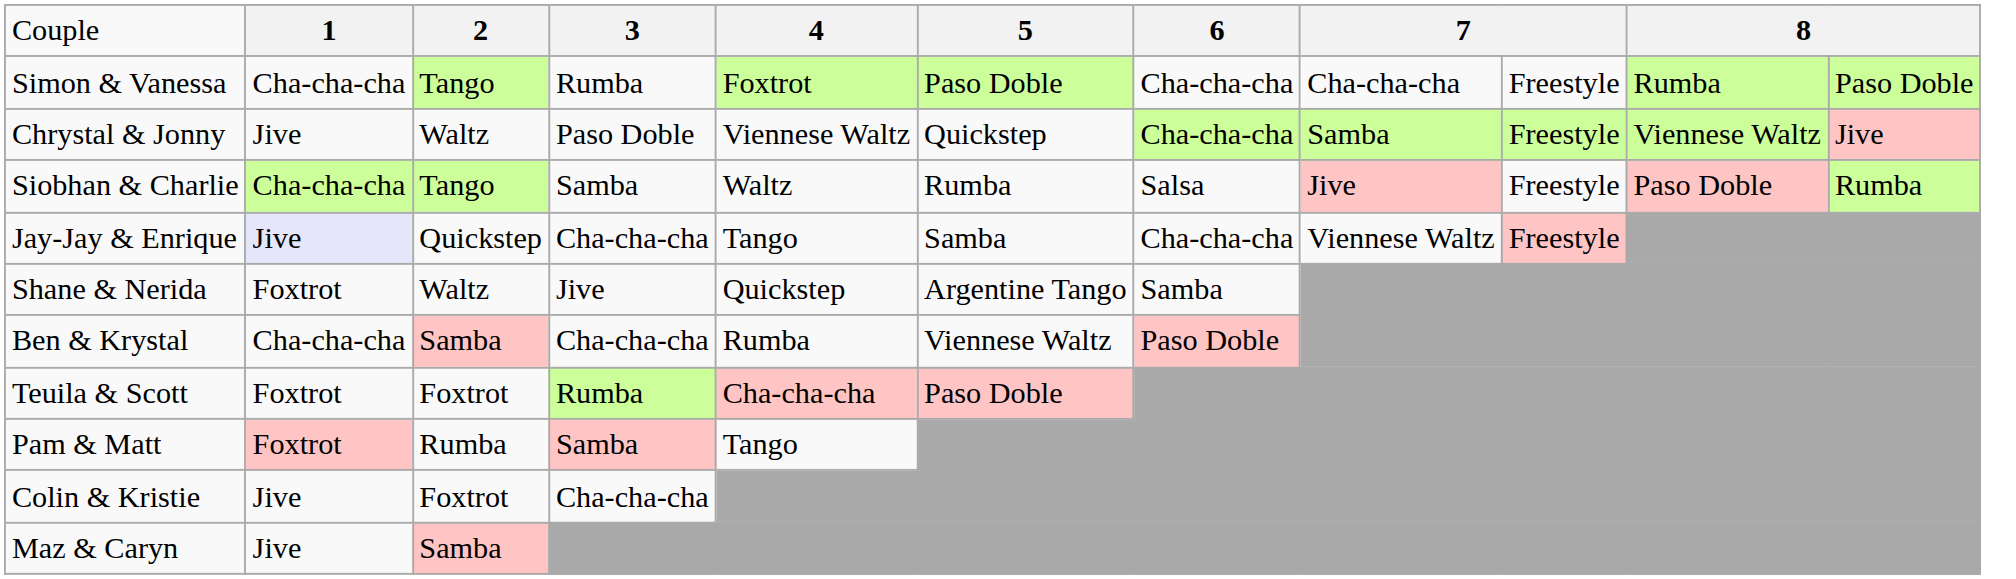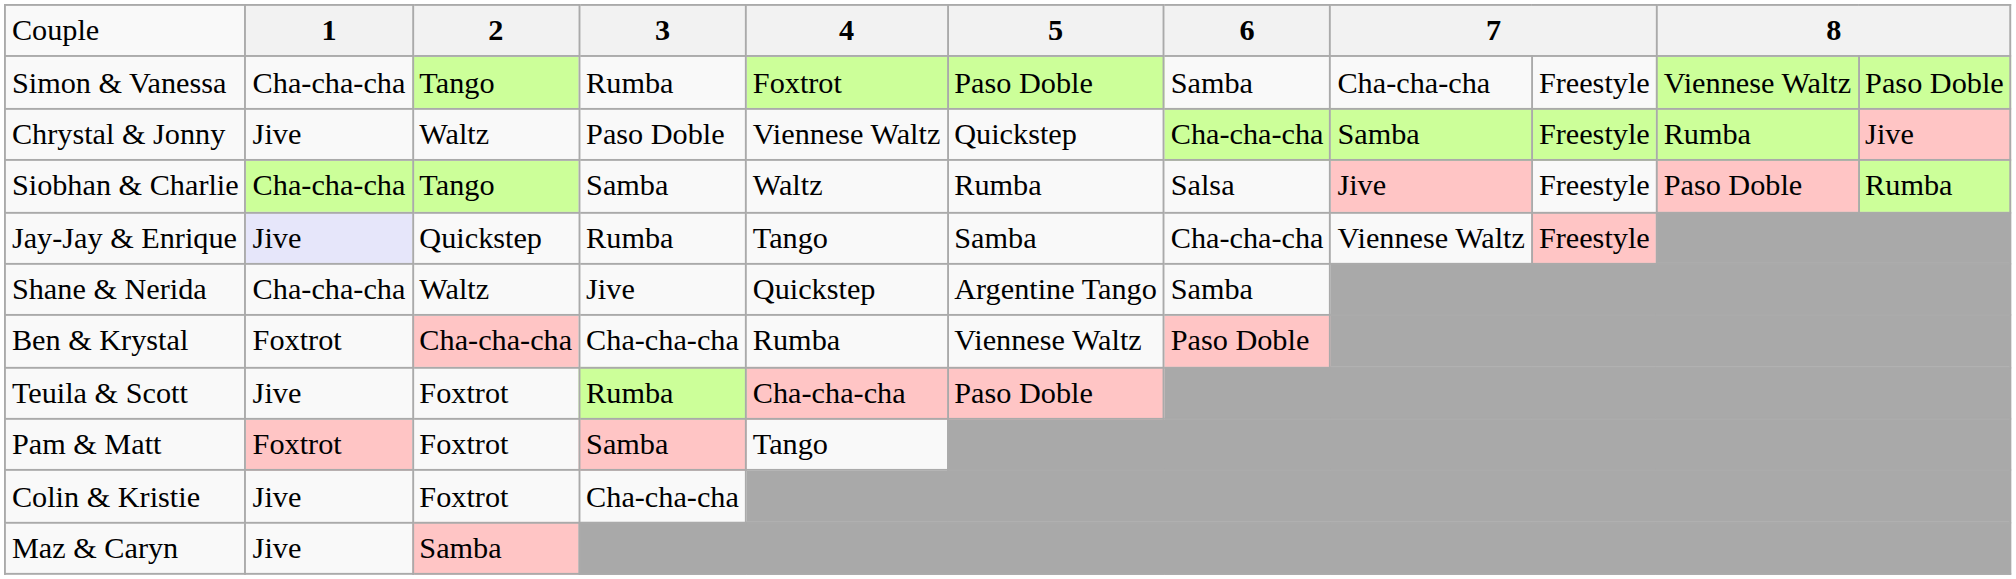(1217, 82) Cha-cha-cha -> (1212, 82) Samba
(1677, 82) Rumba -> (1757, 82) Viennese Waltz
(1727, 133) Viennese Waltz -> (1707, 133) Rumba
(632, 237) Cha-cha-cha -> (630, 237) Rumba
(297, 289) Foxtrot -> (329, 289) Cha-cha-cha
(329, 340) Cha-cha-cha -> (297, 340) Foxtrot
(461, 340) Samba -> (496, 340) Cha-cha-cha
(297, 392) Foxtrot -> (277, 392) Jive
(463, 444) Rumba -> (464, 444) Foxtrot
